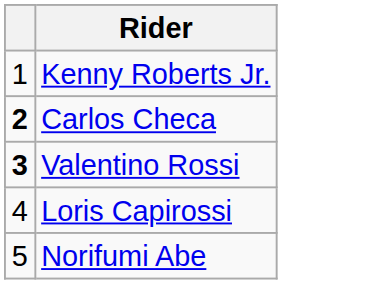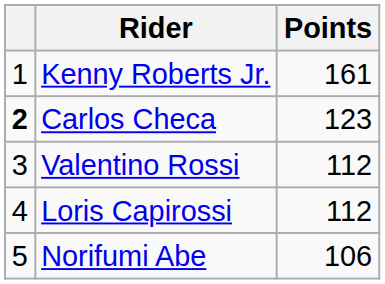+ column: (328, 28)
(20, 165) bold -> (20, 165) normal
